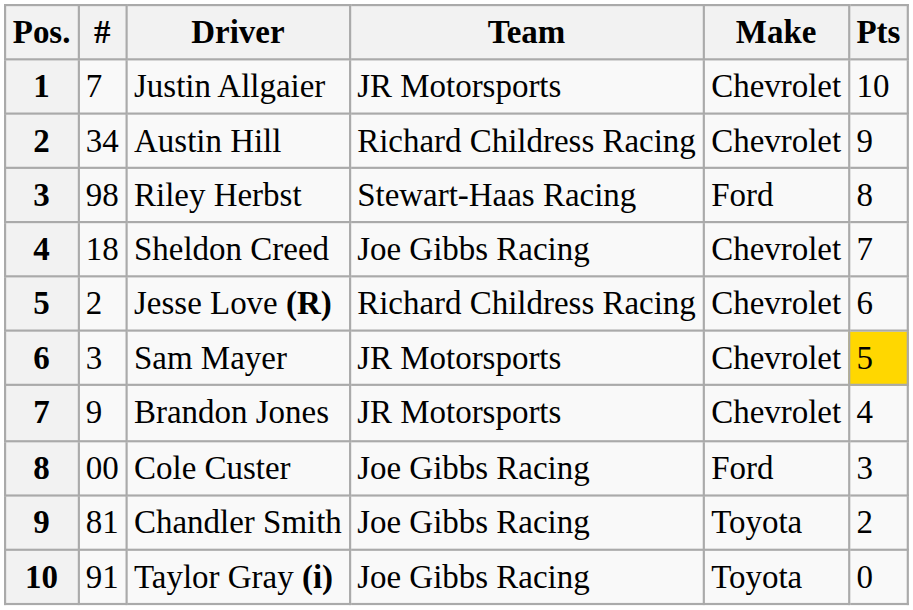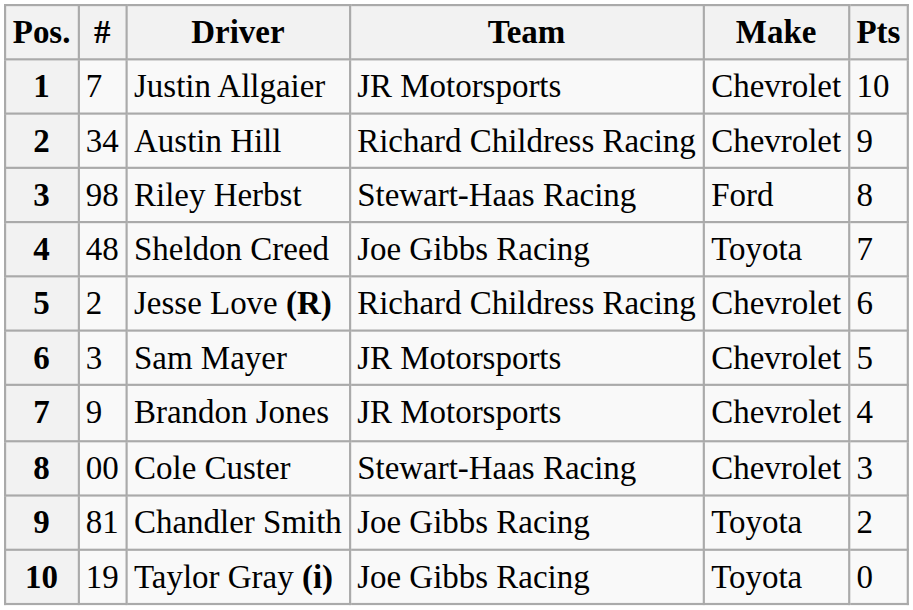(102, 249) 18 -> (102, 249) 48
(776, 249) Chevrolet -> (757, 249) Toyota
(865, 358) gold background -> (865, 358) no background
(473, 466) Joe Gibbs Racing -> (497, 466) Stewart-Haas Racing
(742, 466) Ford -> (776, 466) Chevrolet
(102, 575) 91 -> (102, 575) 19
